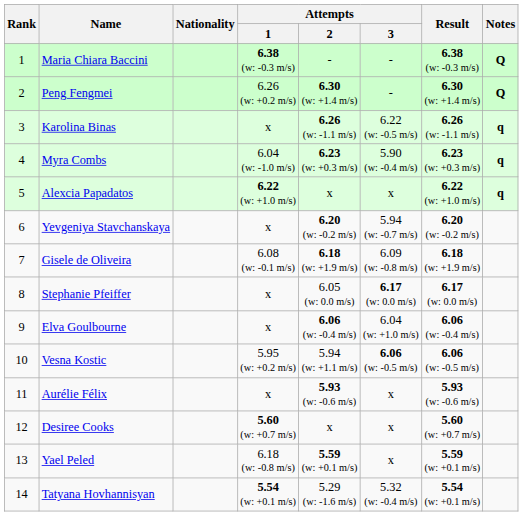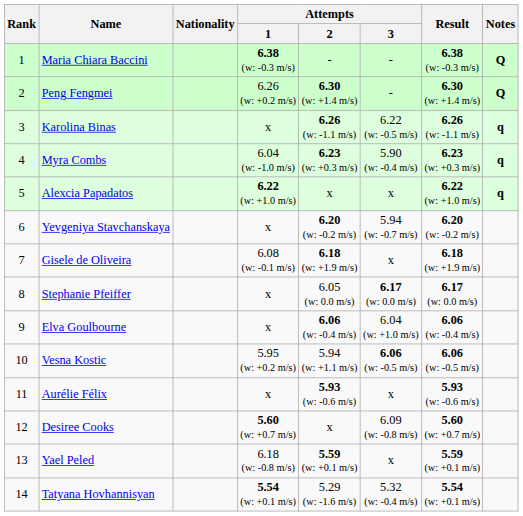(391, 260) 6.09 (w: -0.8 m/s) -> (391, 260) x
(391, 427) x -> (391, 427) 6.09 (w: -0.8 m/s)
